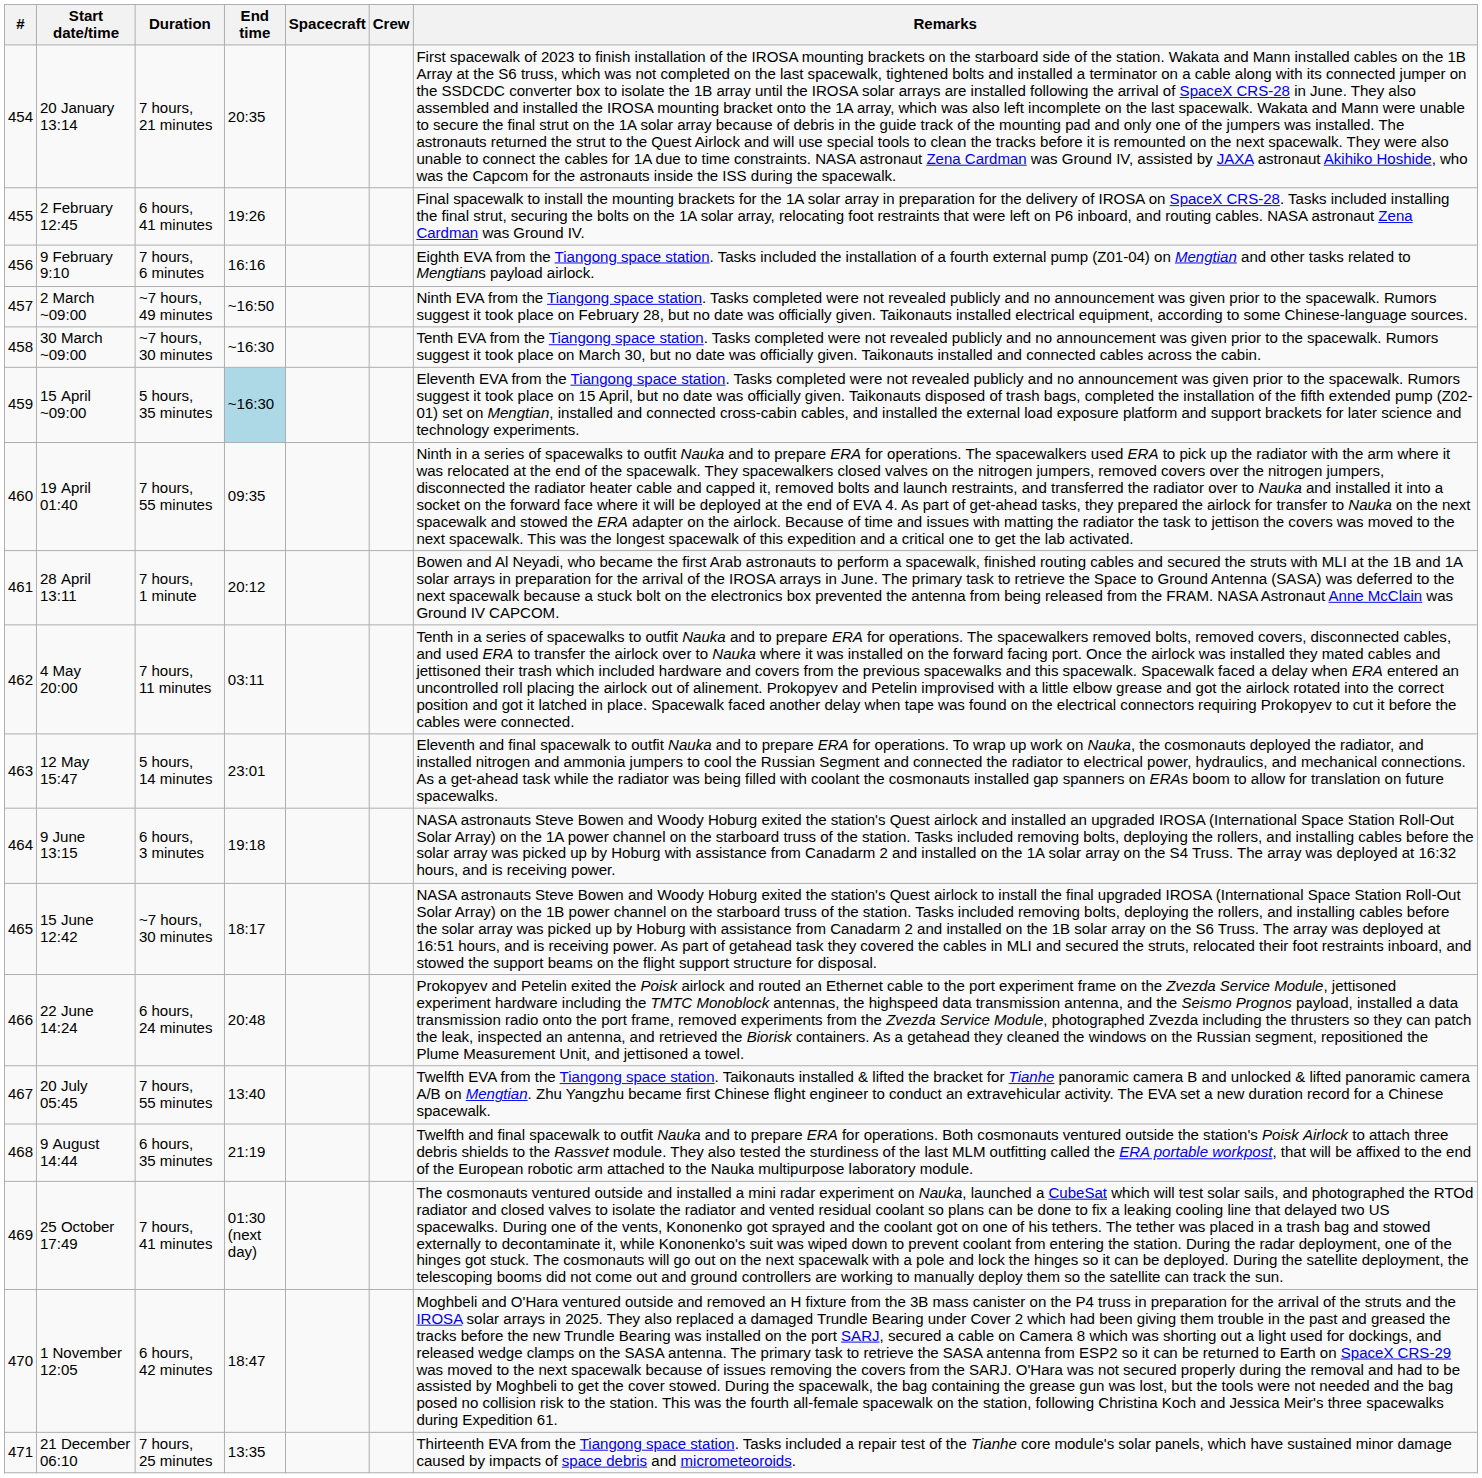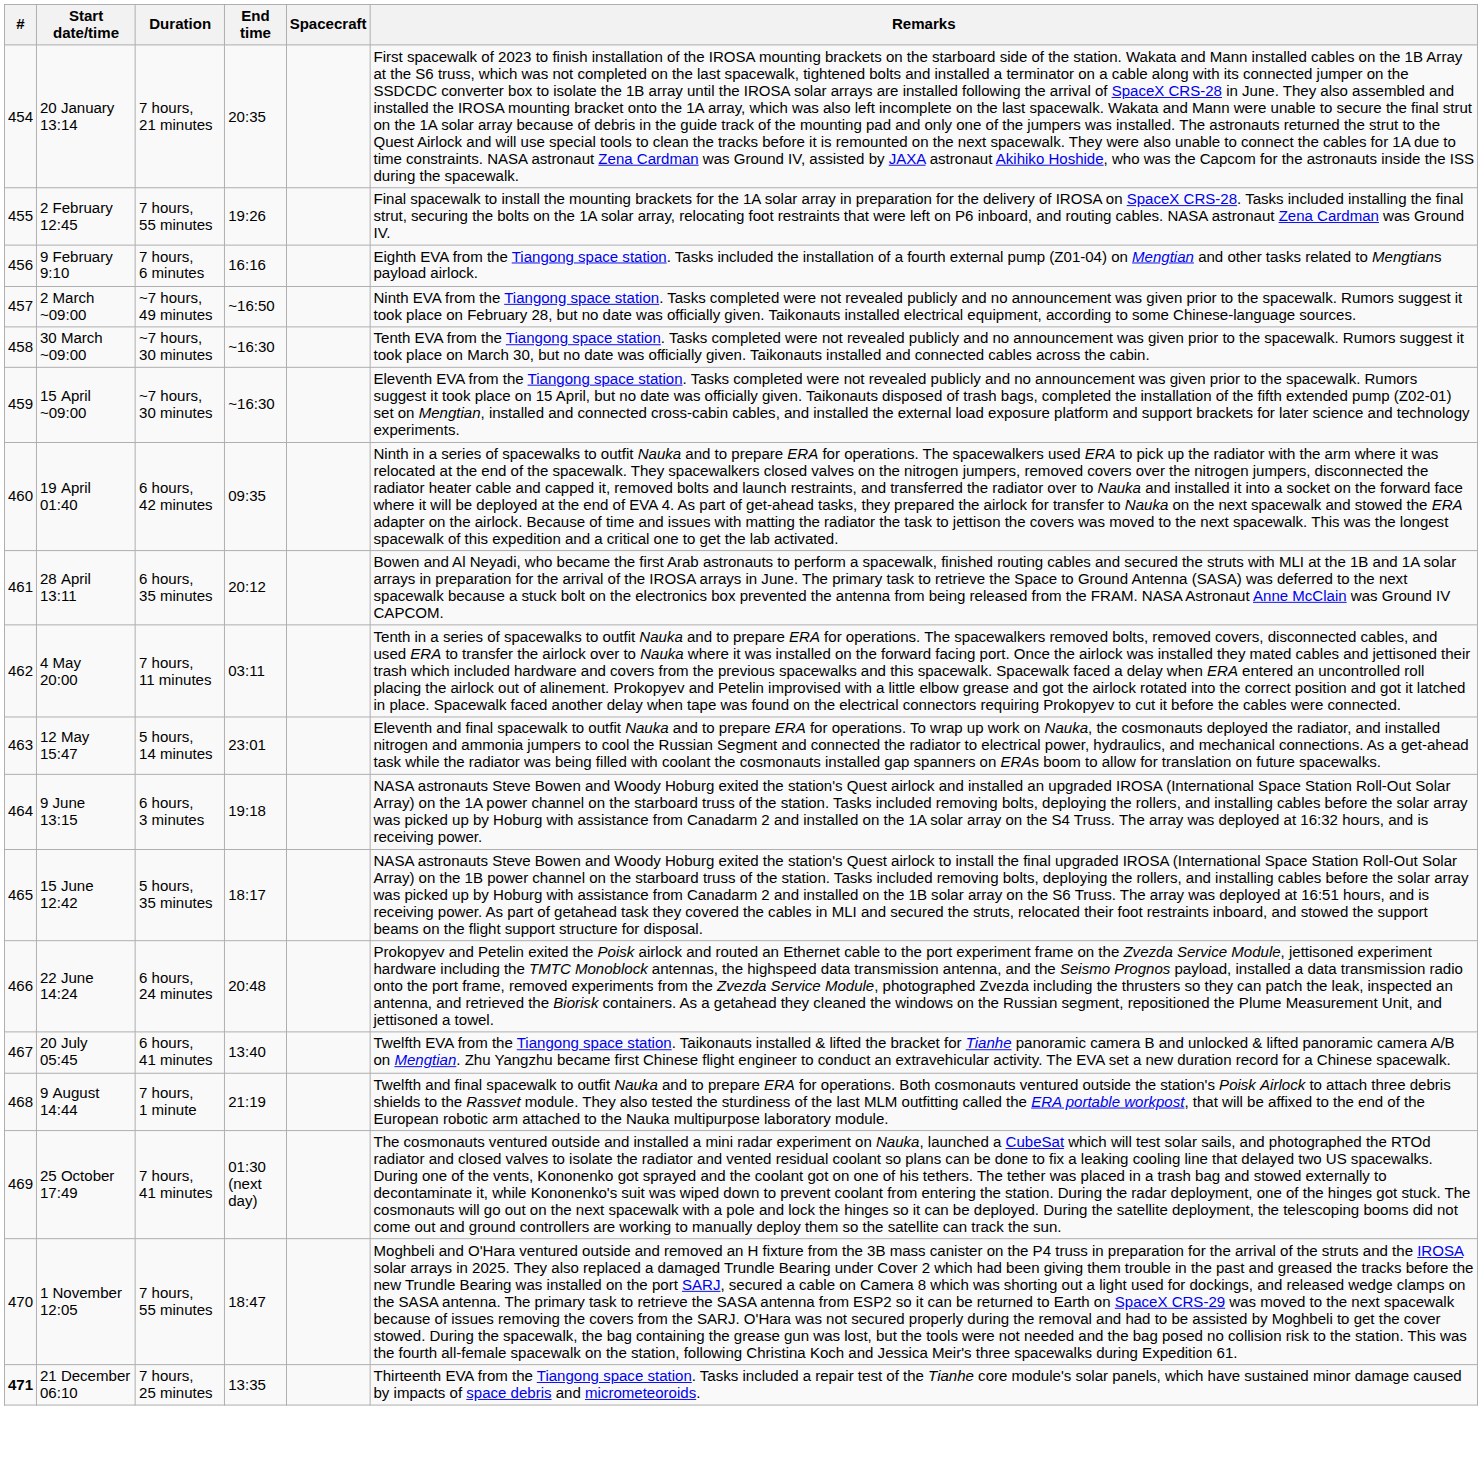- column: (391, 24)
(176, 216) 6 hours, 41 minutes -> (176, 216) 7 hours, 55 minutes
(176, 404) 5 hours, 35 minutes -> (176, 404) ~7 hours, 30 minutes
(251, 404) lightblue background -> (251, 404) no background
(176, 496) 7 hours, 55 minutes -> (176, 496) 6 hours, 42 minutes
(168, 587) 7 hours, 1 minute -> (176, 587) 6 hours, 35 minutes
(176, 928) ~7 hours, 30 minutes -> (176, 894) 5 hours, 35 minutes
(176, 1094) 7 hours, 55 minutes -> (176, 1052) 6 hours, 41 minutes
(176, 1152) 6 hours, 35 minutes -> (168, 1101) 7 hours, 1 minute
(176, 1360) 6 hours, 42 minutes -> (176, 1301) 7 hours, 55 minutes
(20, 1452) normal -> (20, 1384) bold
